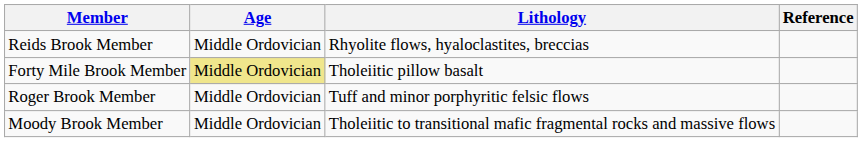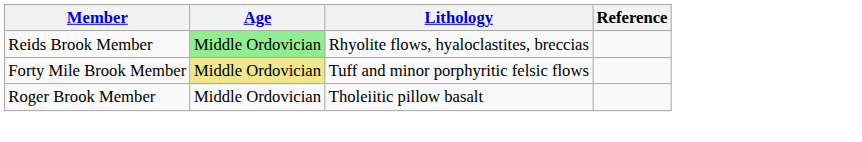(258, 44) no background -> (258, 44) lightgreen background
(406, 70) Tholeiitic pillow basalt -> (459, 70) Tuff and minor porphyritic felsic flows
(459, 96) Tuff and minor porphyritic felsic flows -> (406, 96) Tholeiitic pillow basalt
- row: (86, 123)
